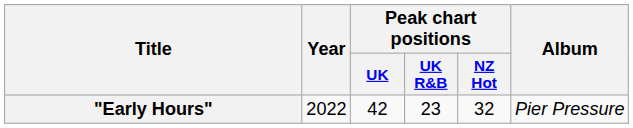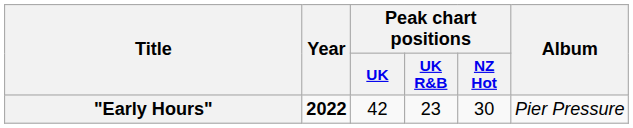(326, 109) normal -> (326, 109) bold
(484, 109) 32 -> (484, 109) 30
